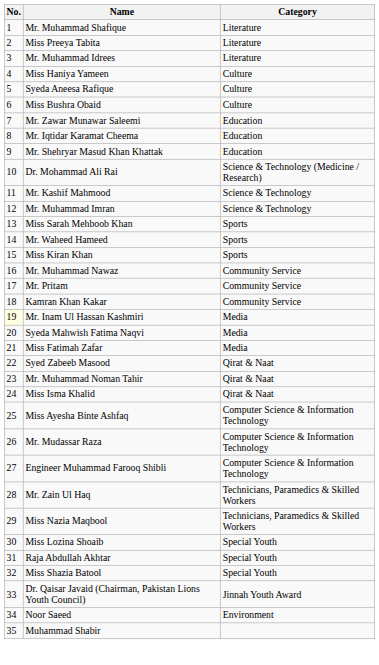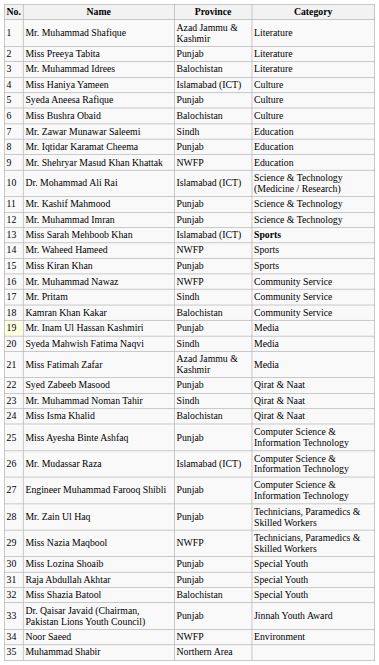+ column: (213, 12)
(235, 224) normal -> (268, 235) bold
